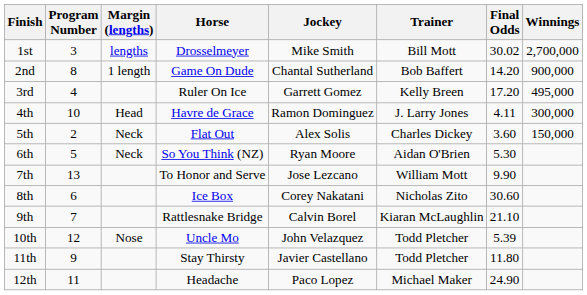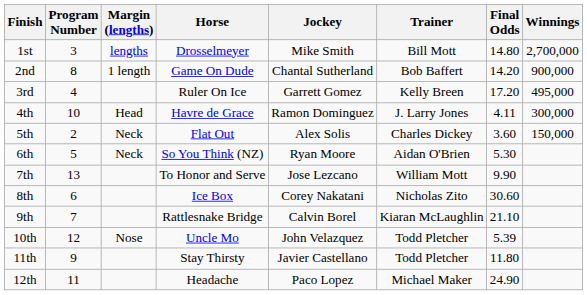(505, 50) 30.02 -> (505, 50) 14.80
